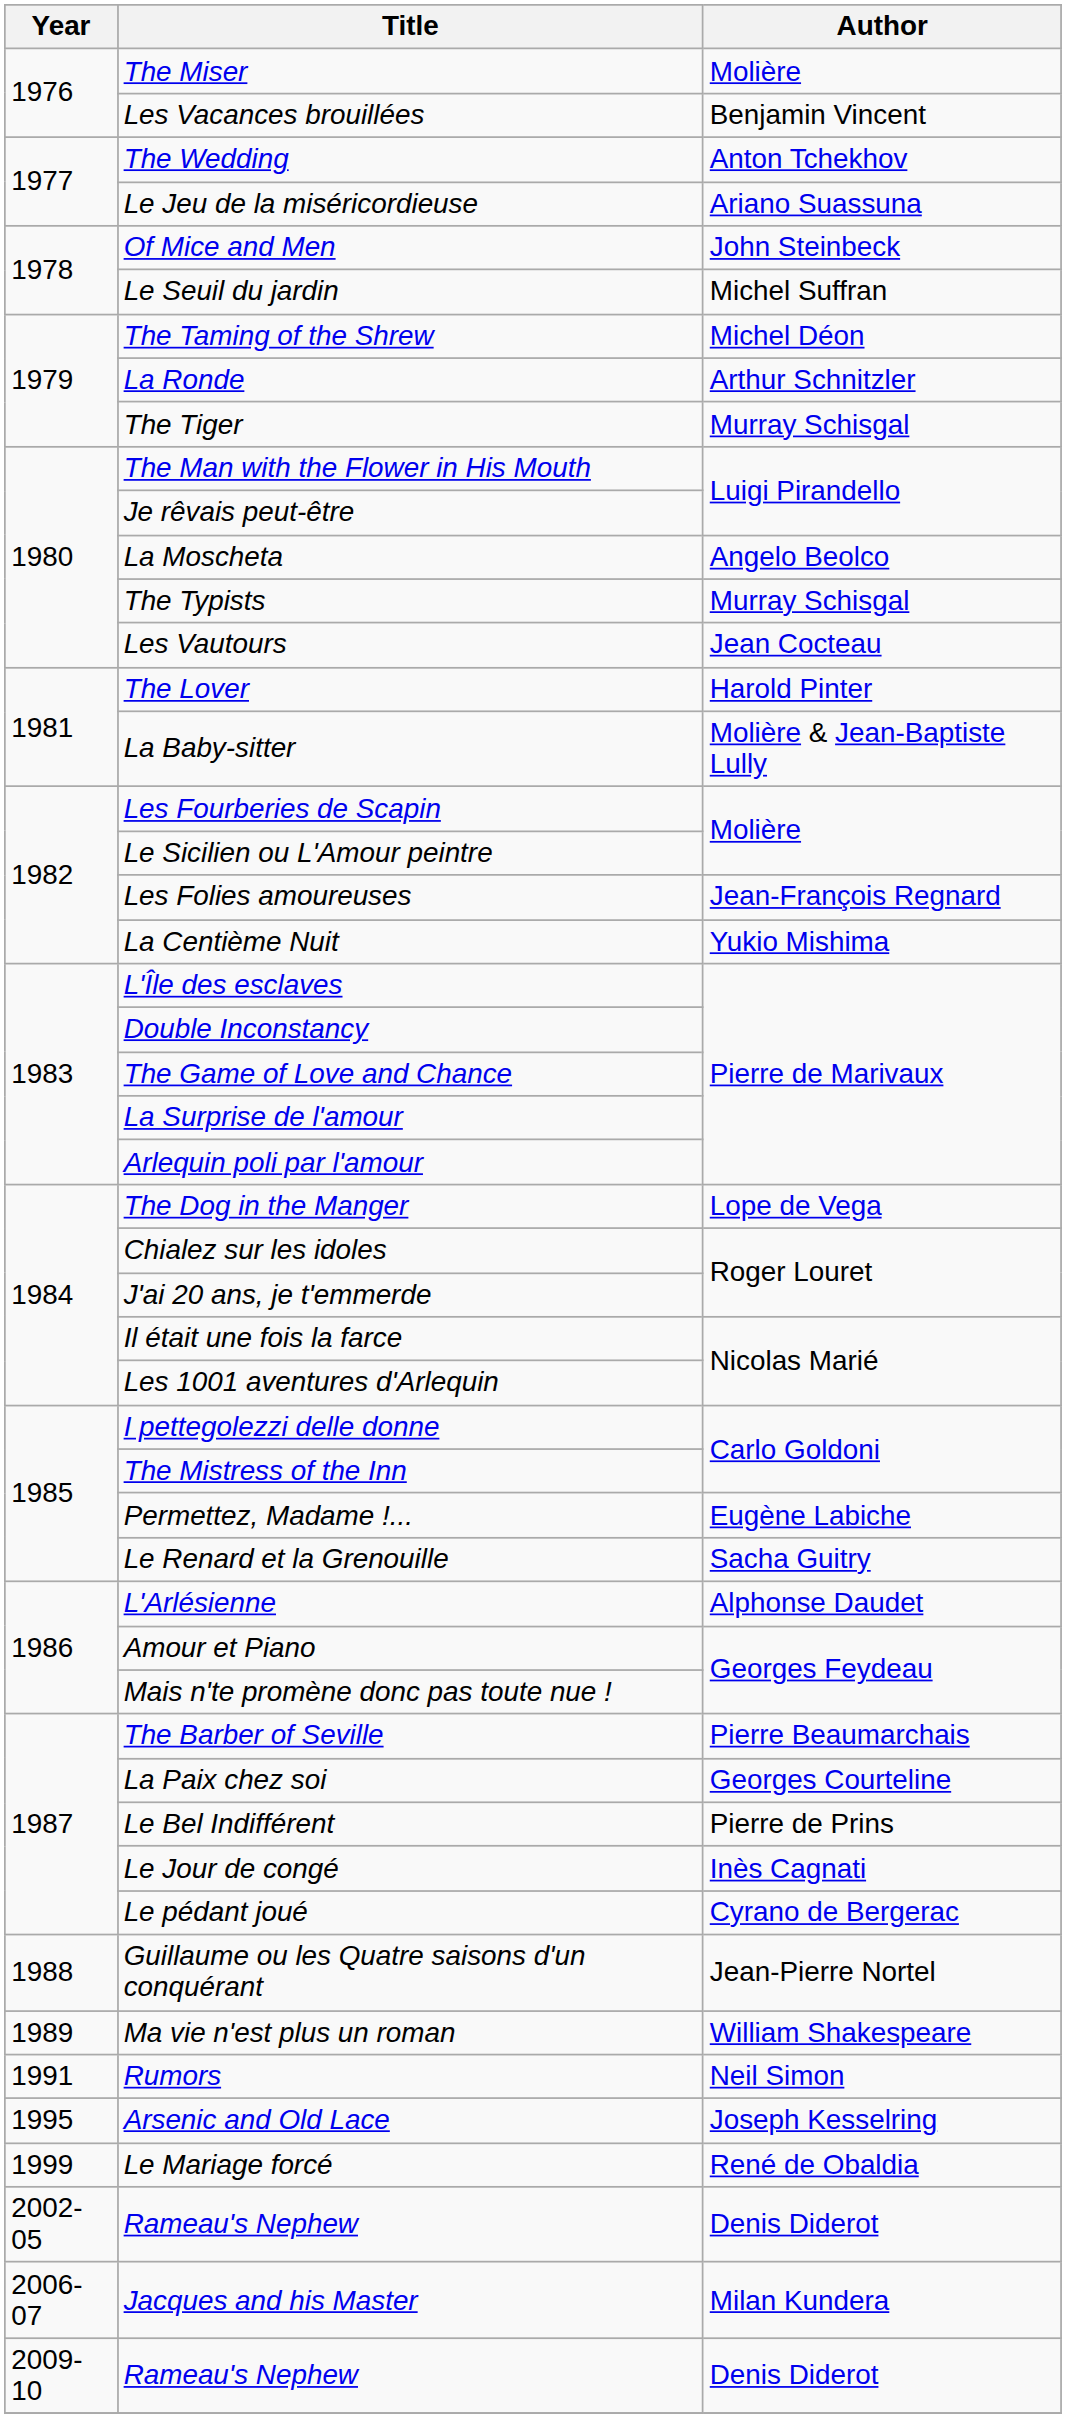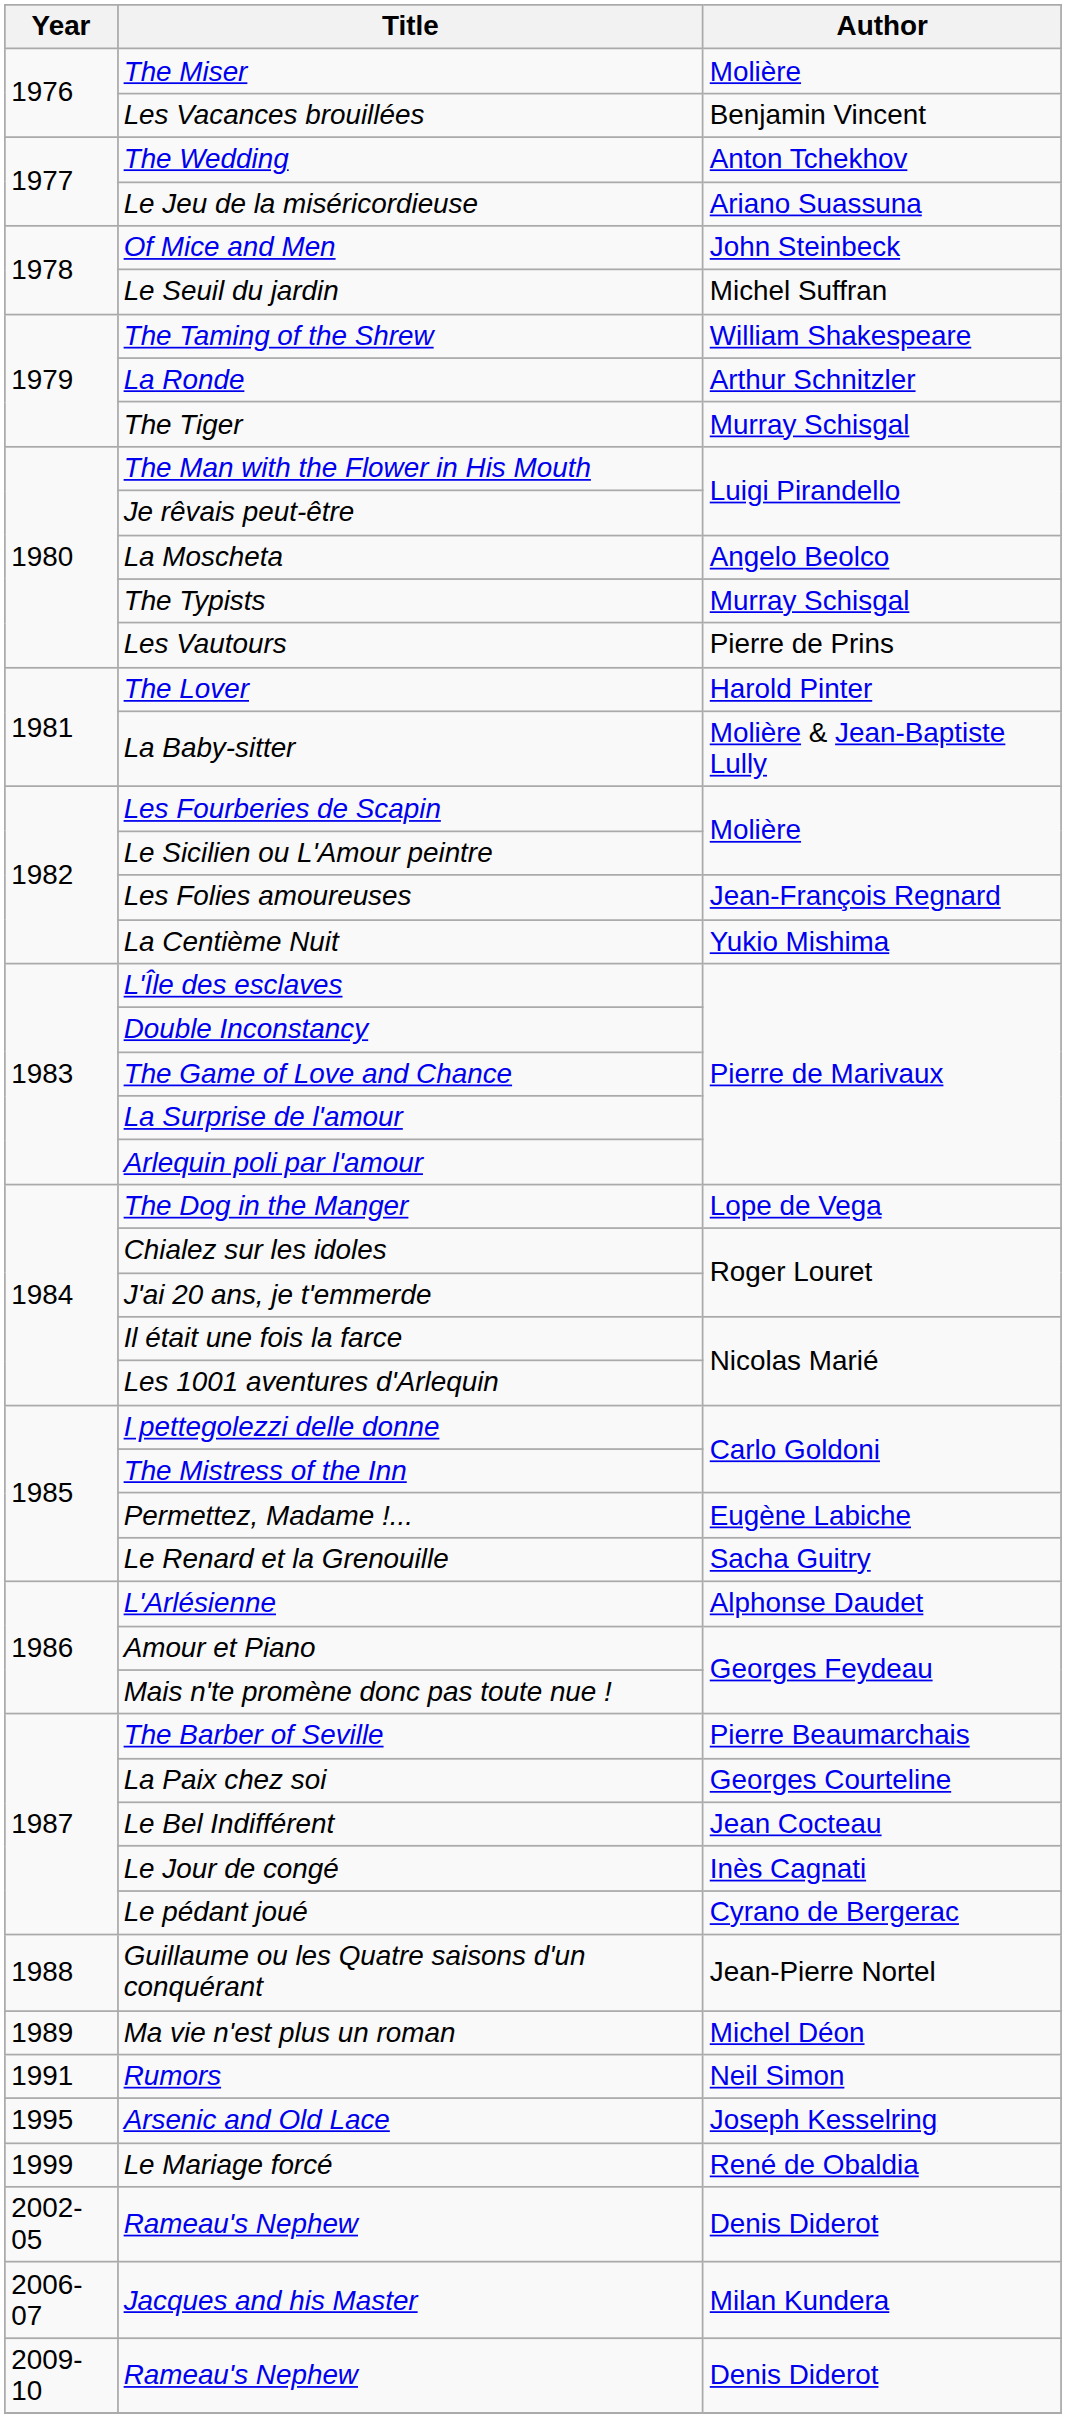(787, 335) Michel Déon -> (841, 335) William Shakespeare
(796, 644) Jean Cocteau -> (802, 644) Pierre de Prins
(802, 1823) Pierre de Prins -> (796, 1823) Jean Cocteau
(841, 2031) William Shakespeare -> (787, 2031) Michel Déon
